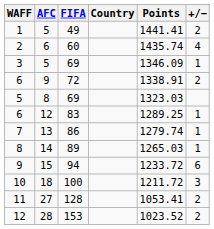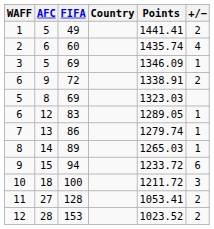(161, 115) 1289.25 -> (161, 115) 1289.05
